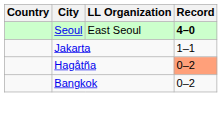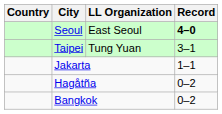+ row: (69, 48)
(186, 65) lightsalmon background -> (186, 83) no background
